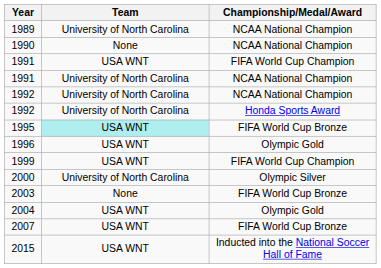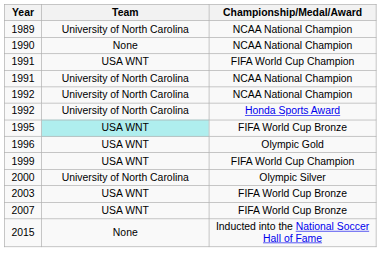(125, 194) None -> (125, 194) USA WNT
- row: (23, 210)
(125, 249) USA WNT -> (125, 233) None
